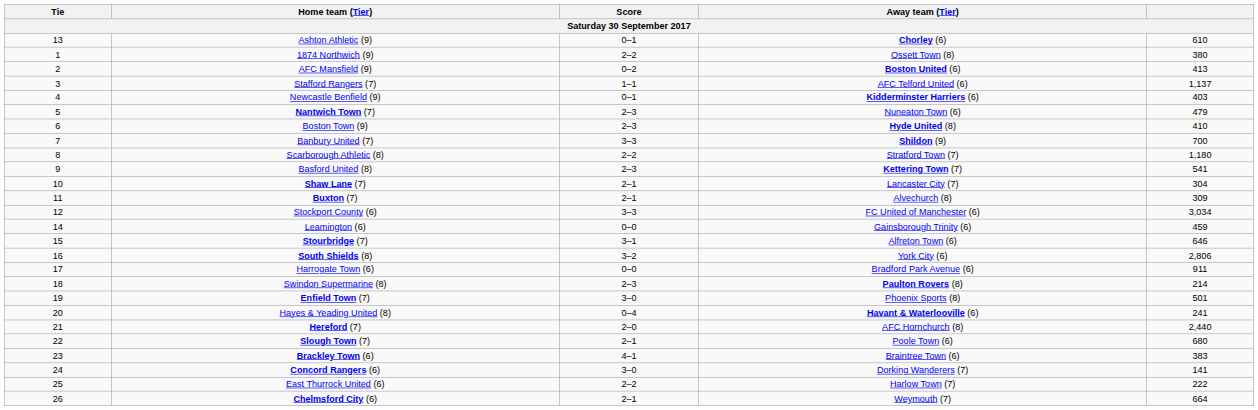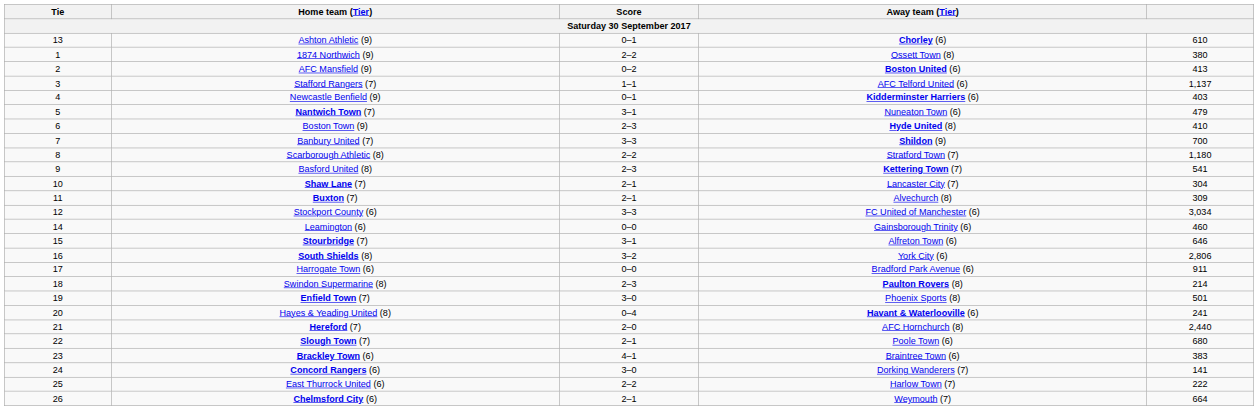(629, 112) 2–3 -> (629, 112) 3–1
(1200, 227) 459 -> (1200, 227) 460
